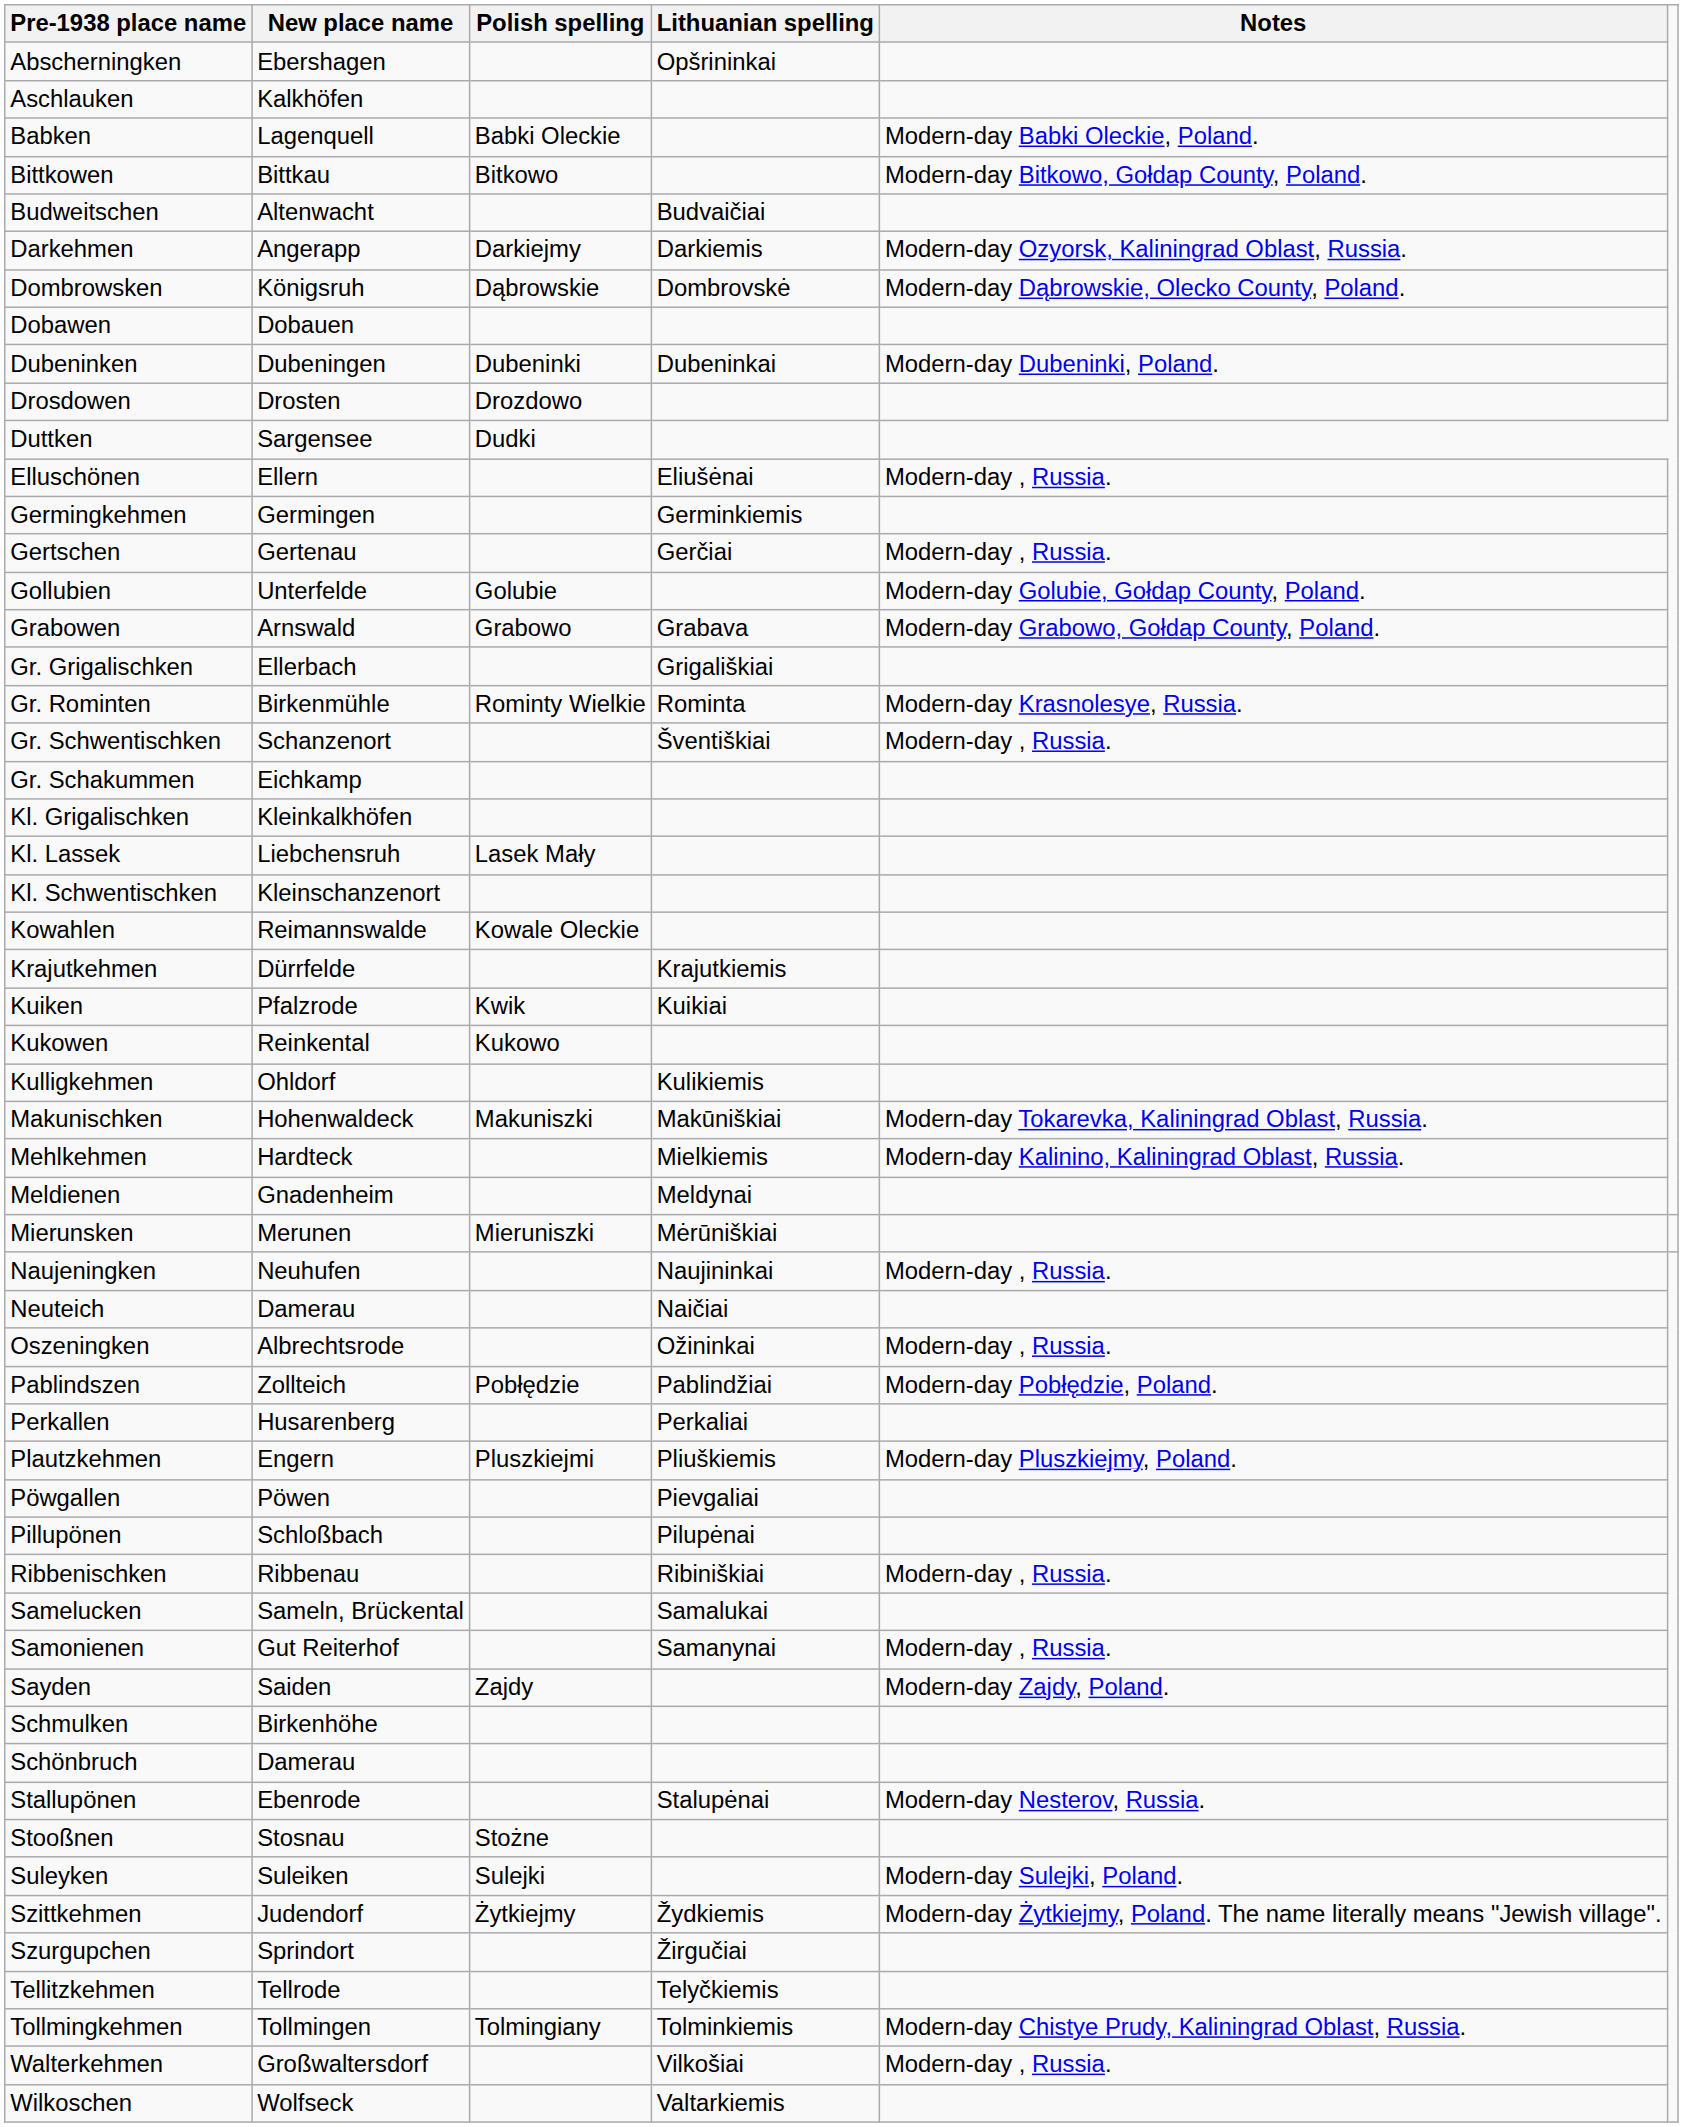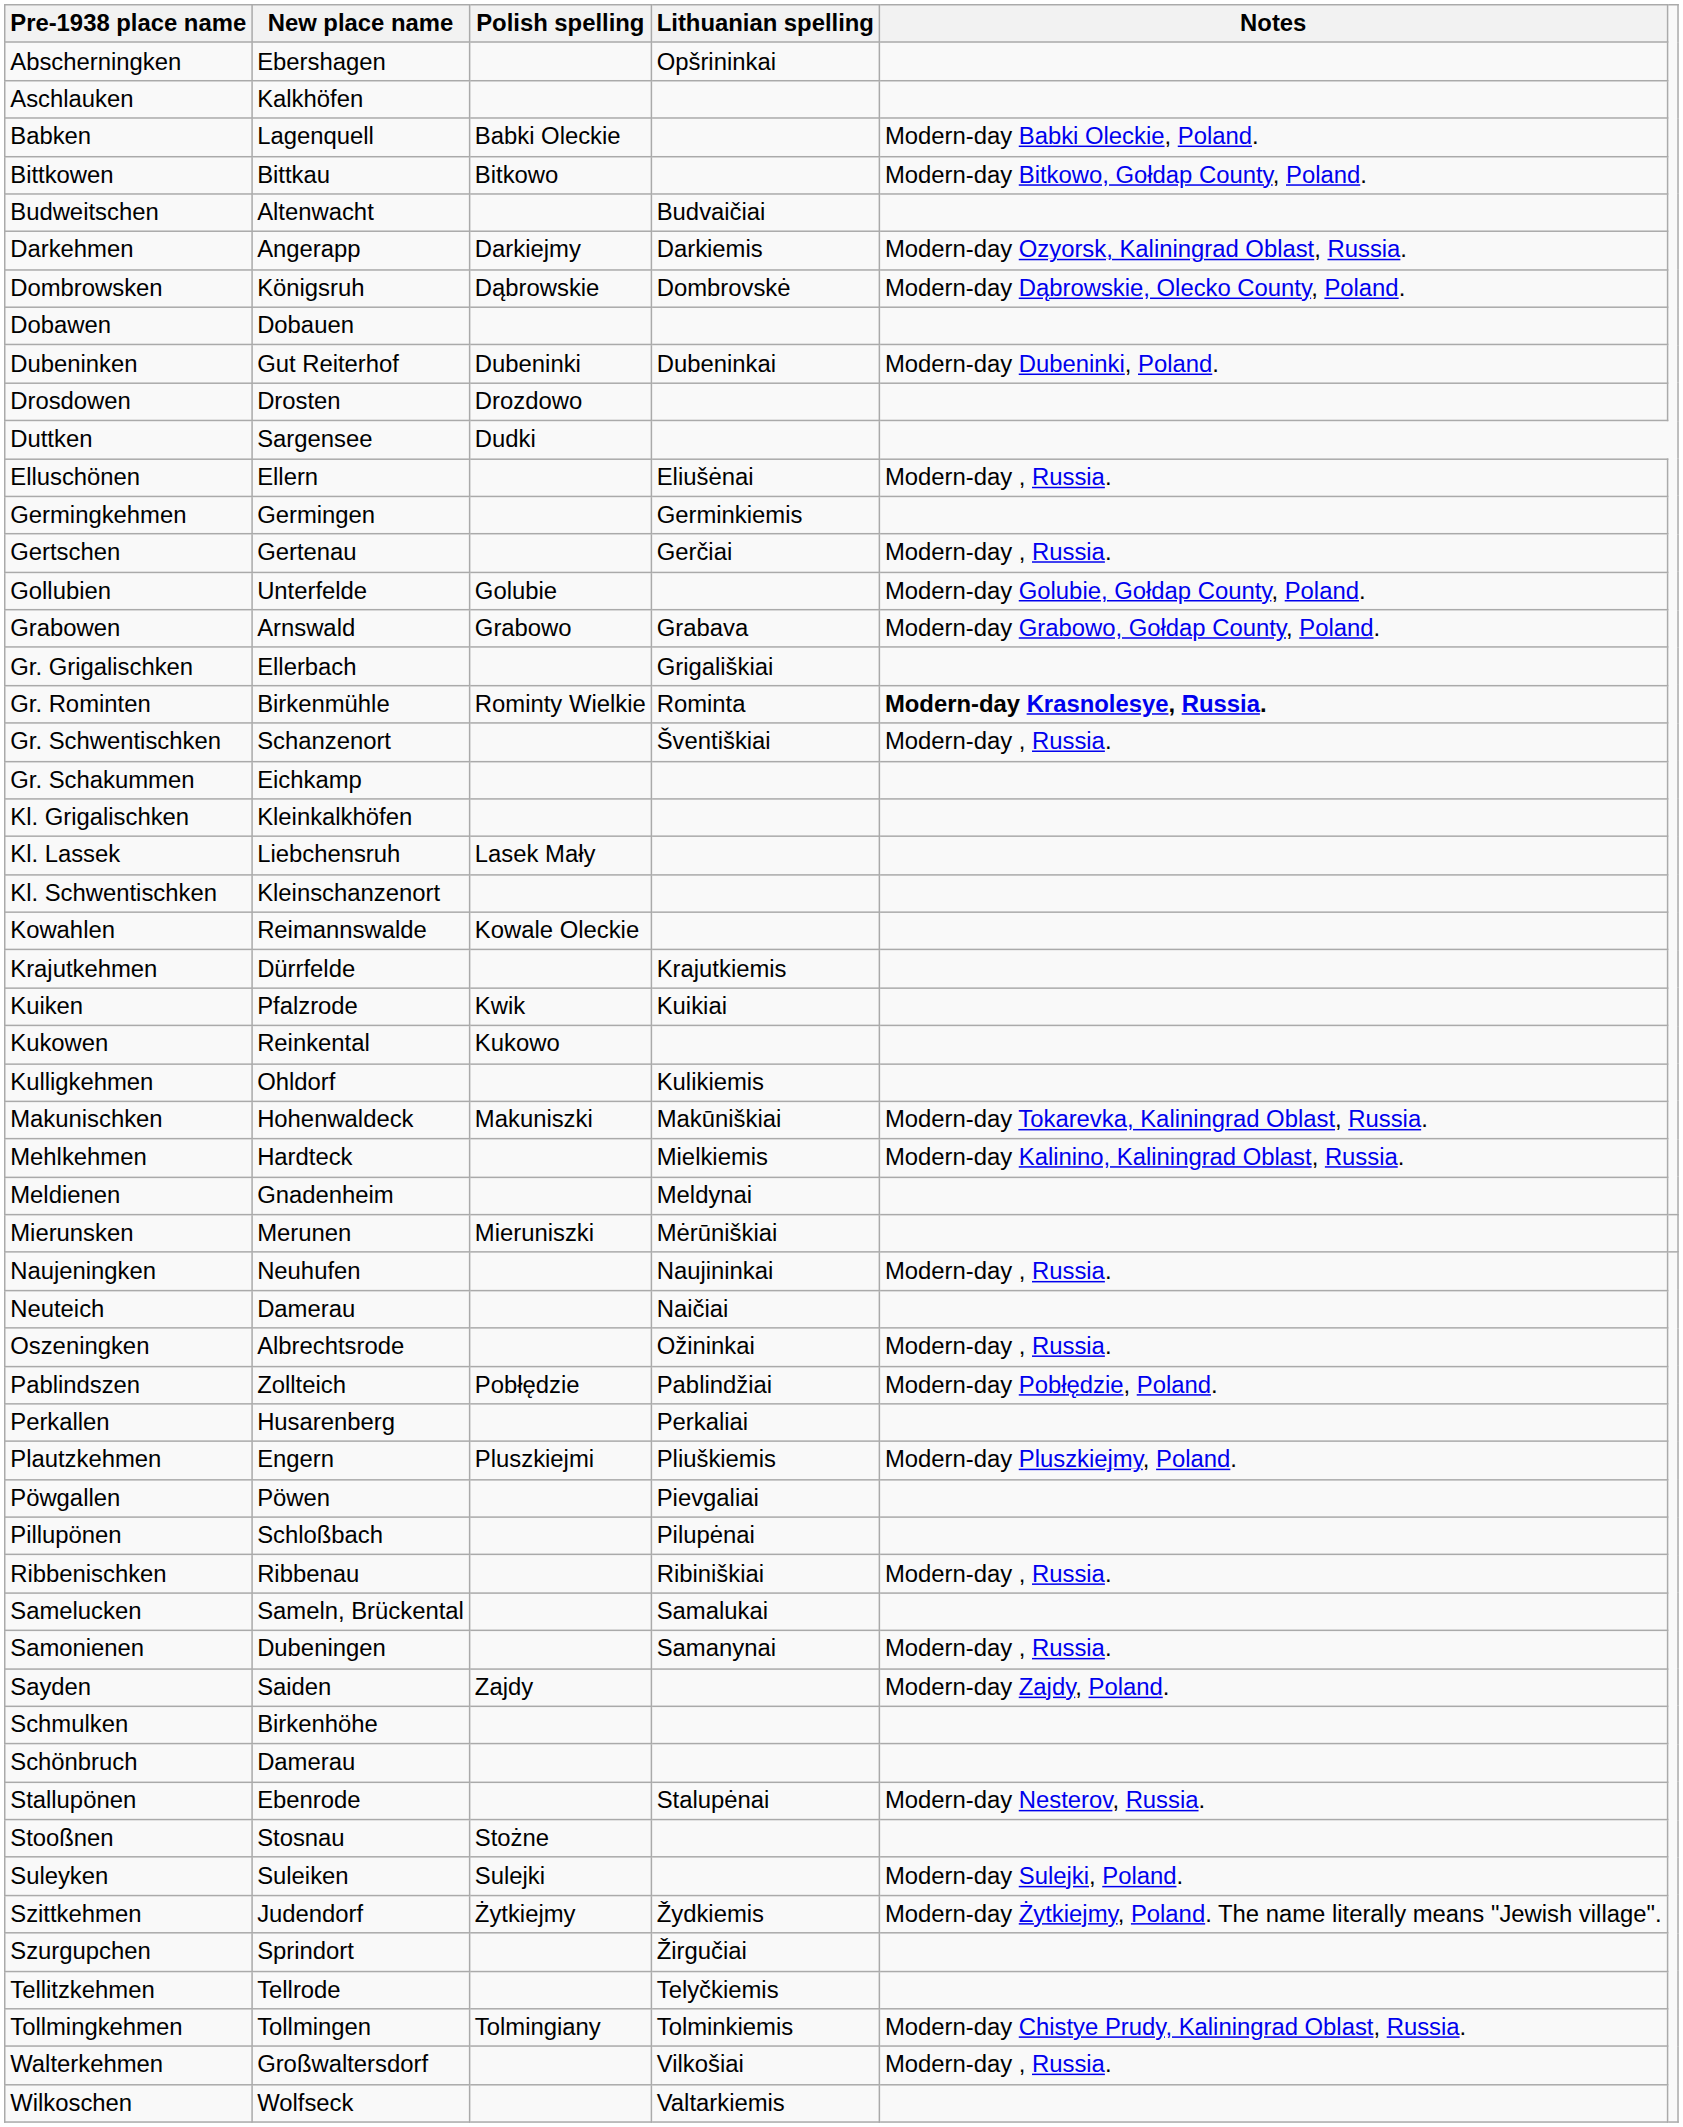(321, 363) Dubeningen -> (328, 363) Gut Reiterhof
(1064, 703) normal -> (1076, 703) bold
(328, 1649) Gut Reiterhof -> (321, 1649) Dubeningen
